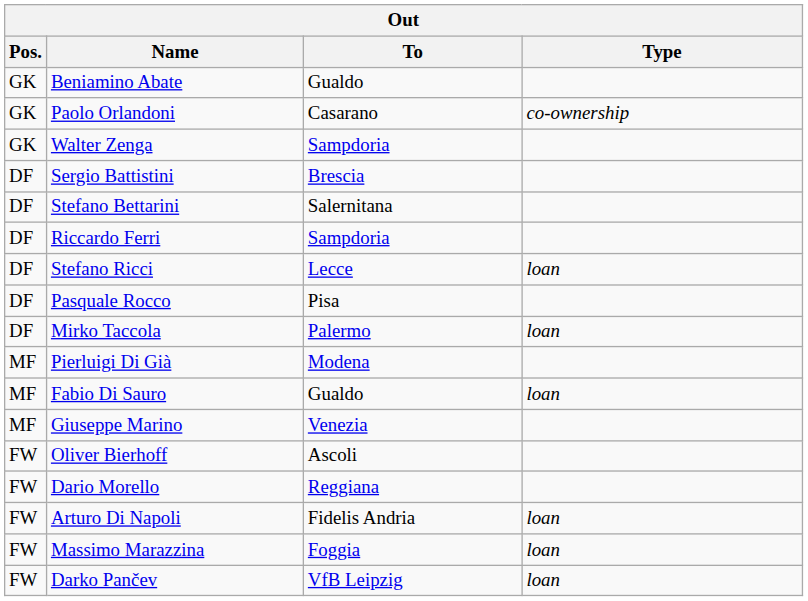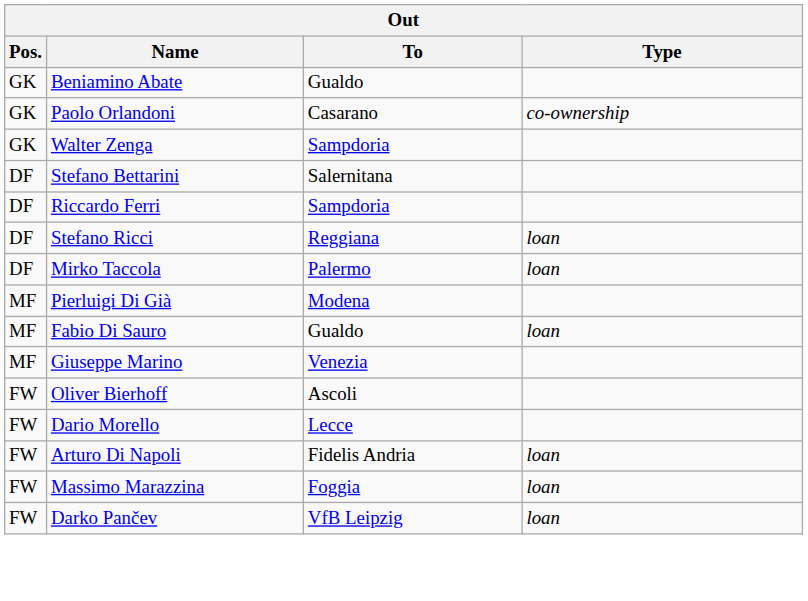- row: (112, 176)
(330, 269) Lecce -> (343, 238) Reggiana
- row: (111, 300)
(343, 487) Reggiana -> (330, 424) Lecce
